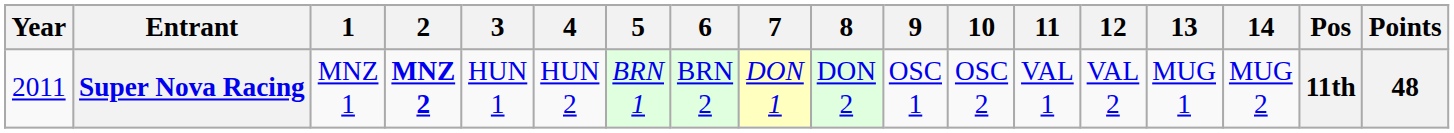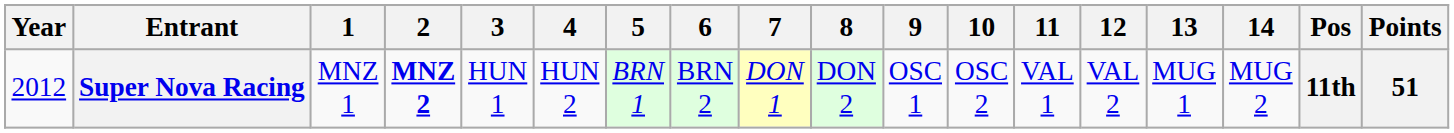(39, 87) 2011 -> (39, 87) 2012
(1405, 87) 48 -> (1405, 87) 51
